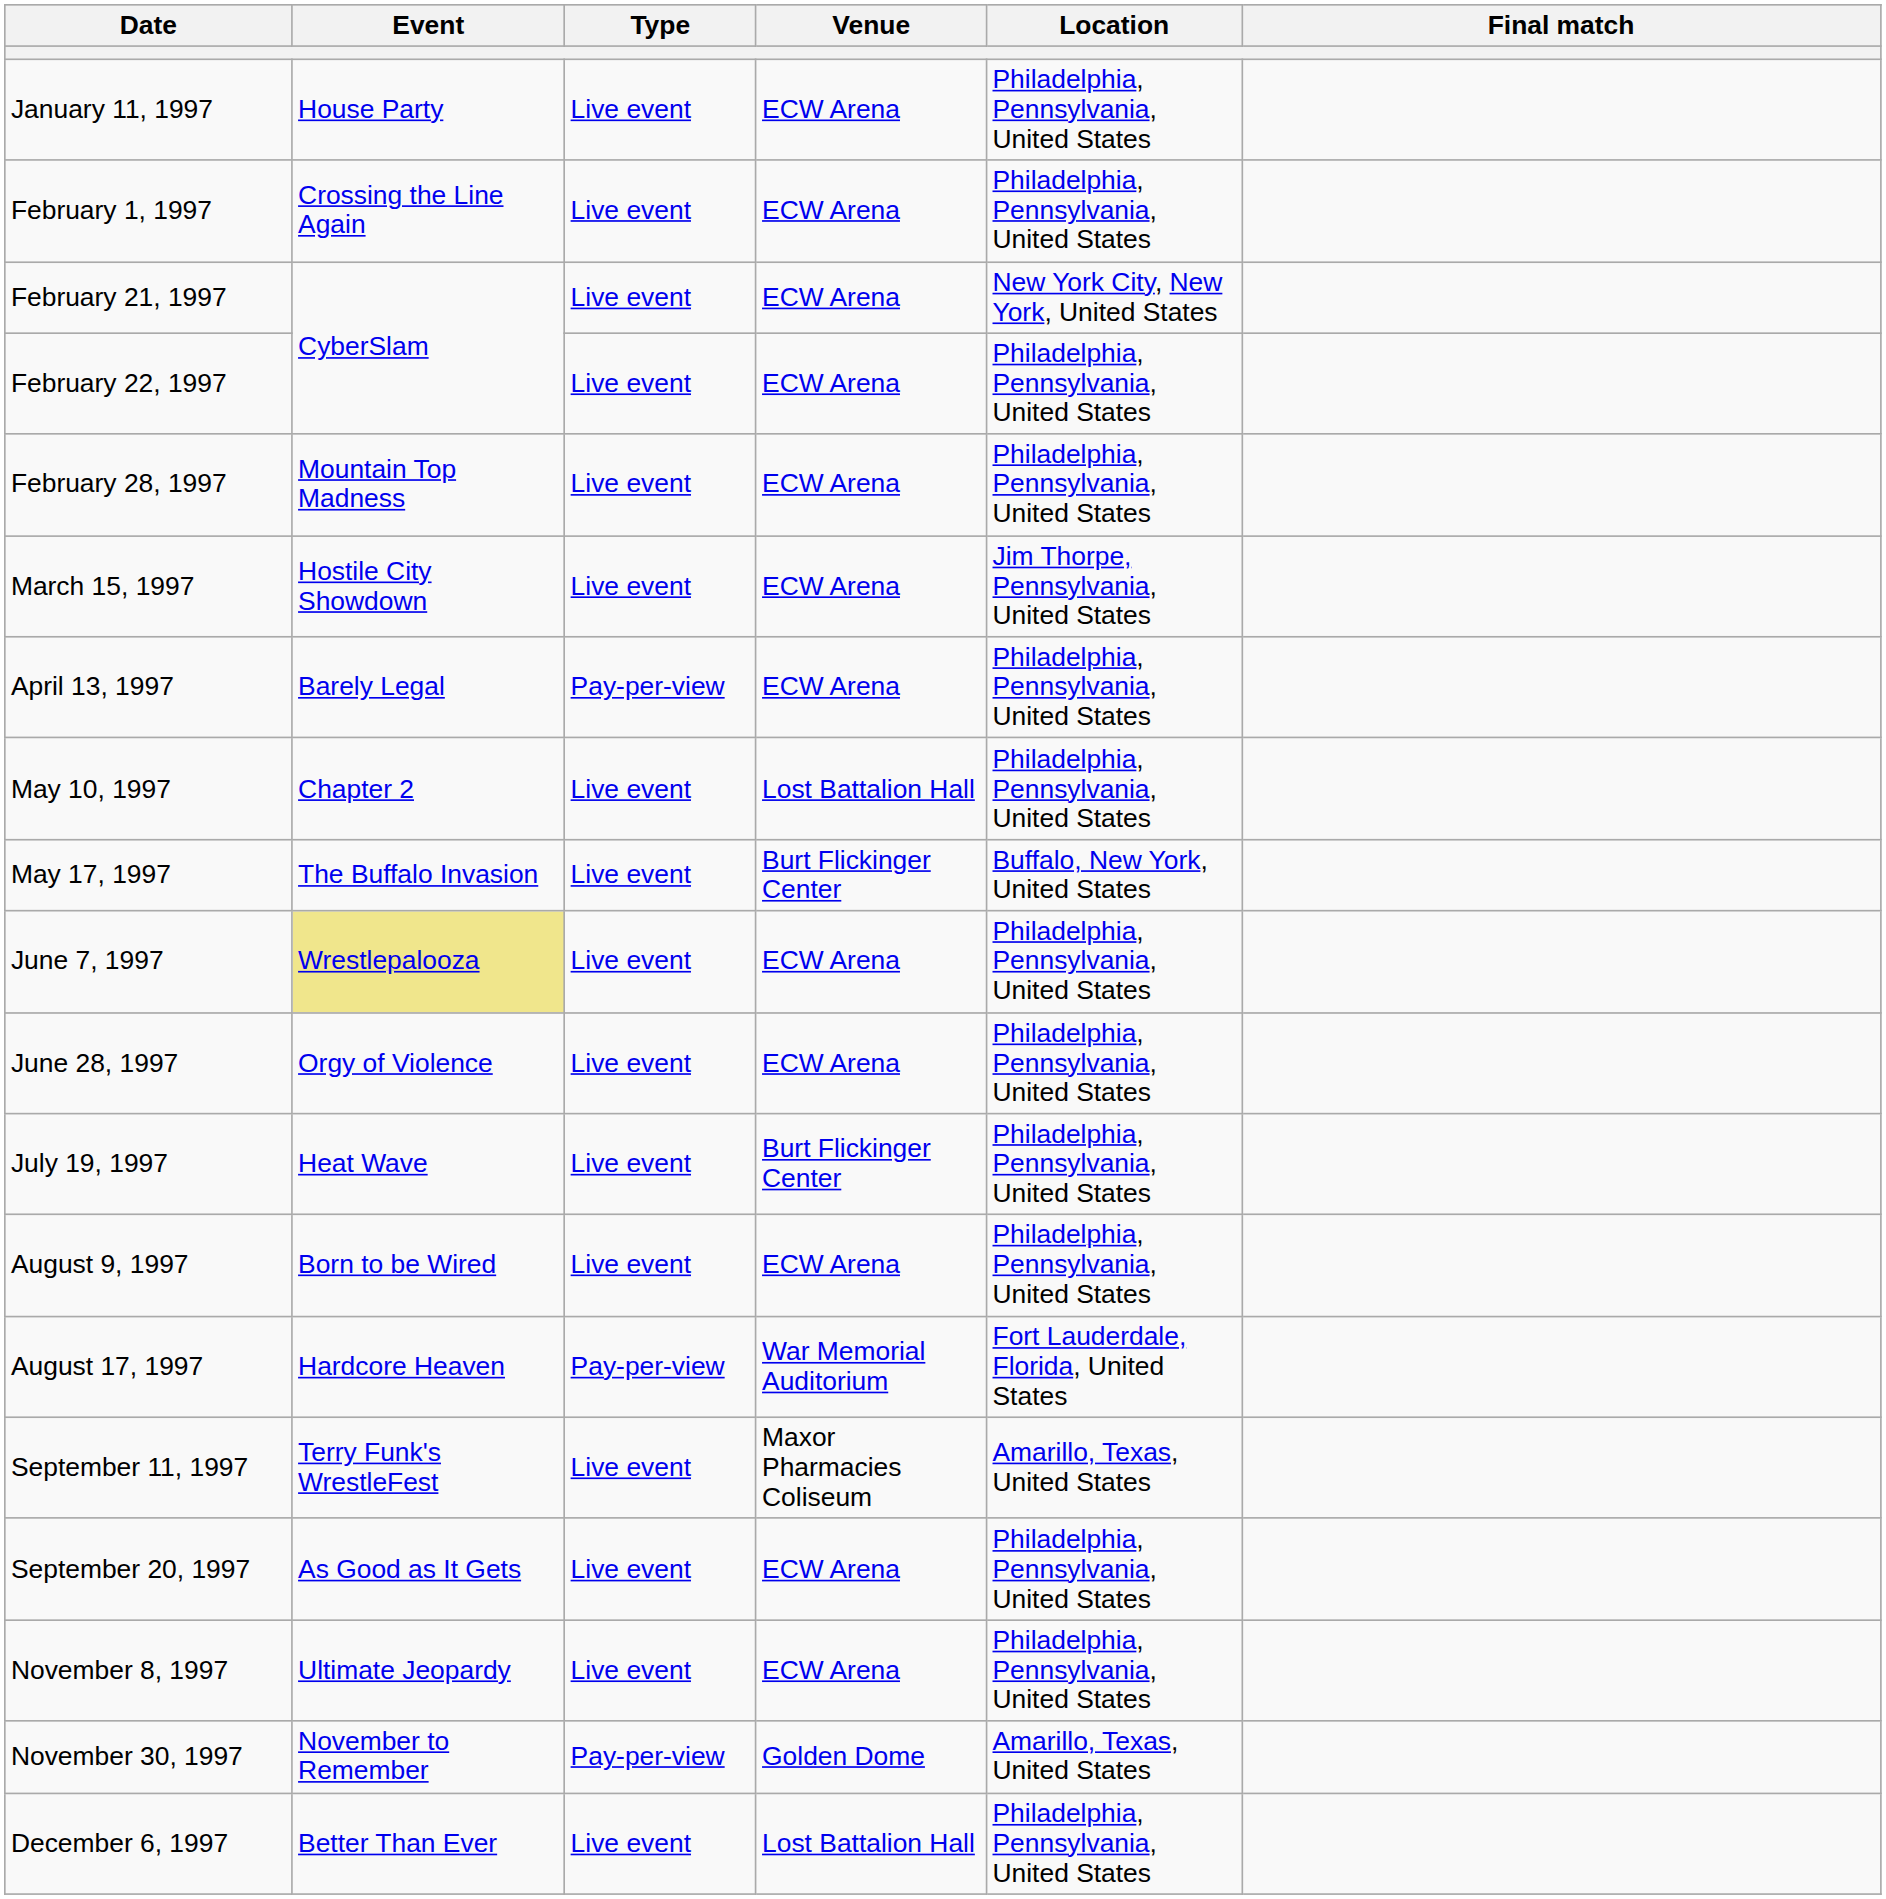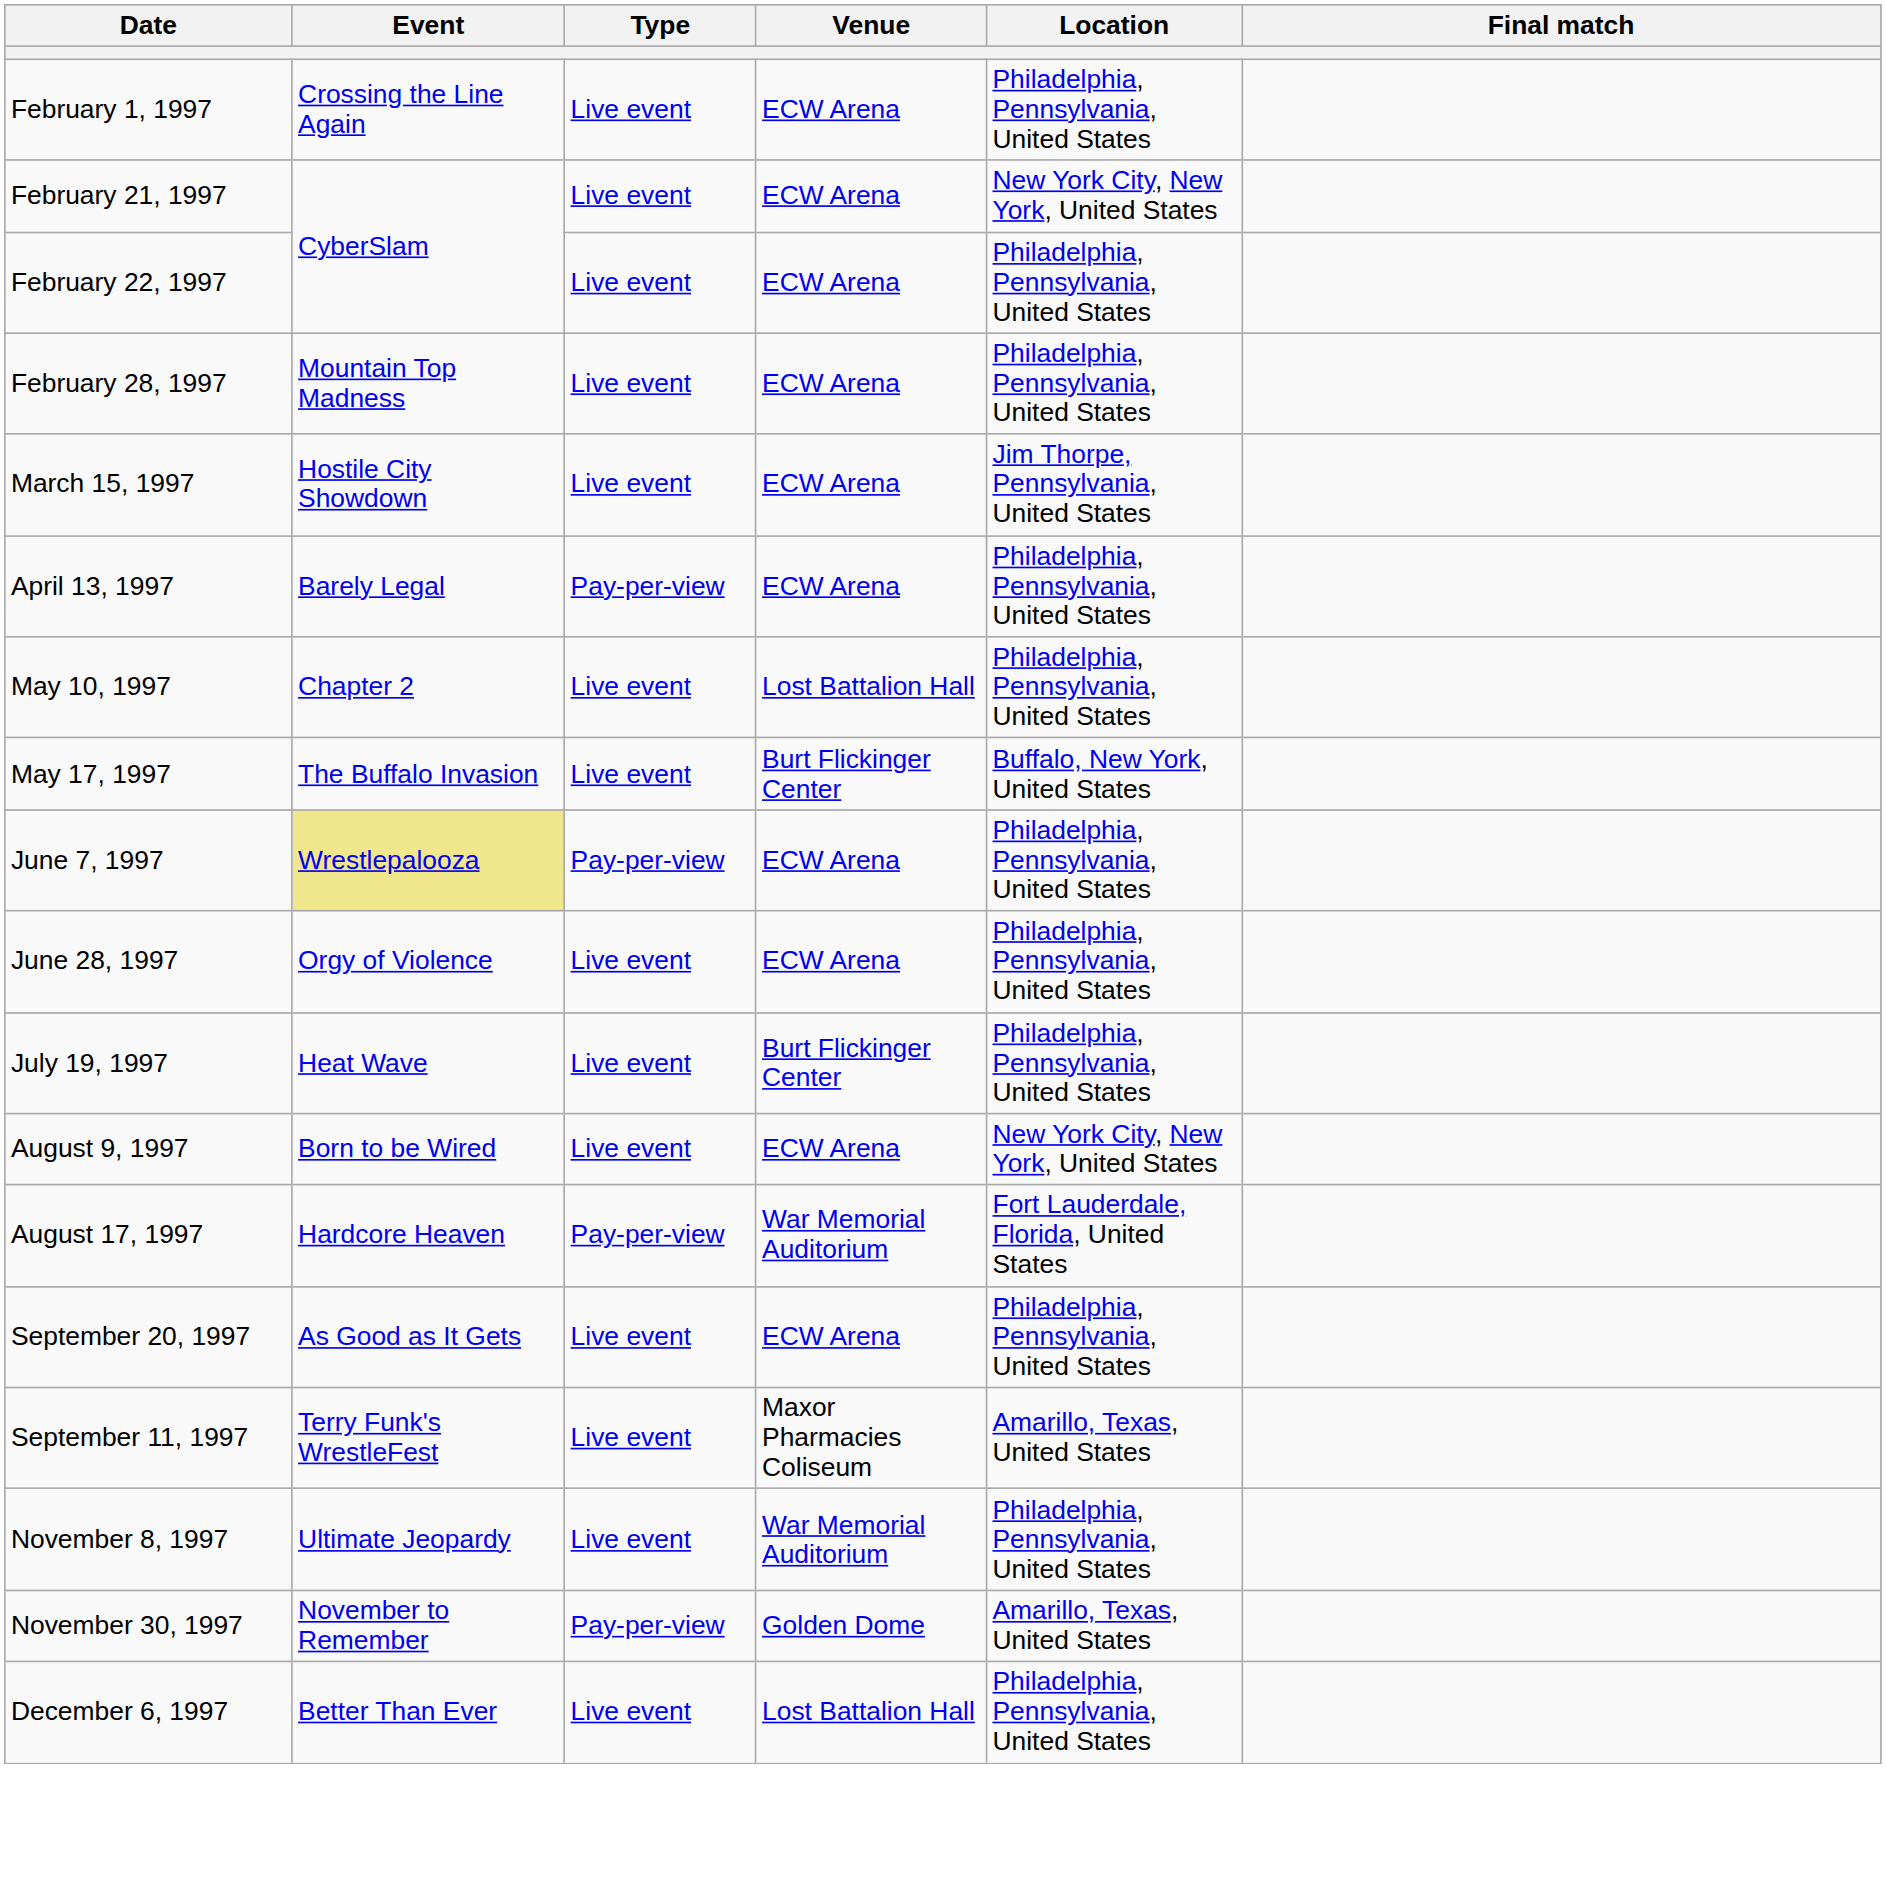- row: (112, 109)
(631, 961) Live event -> (648, 859) Pay-per-view
(1075, 1264) Philadelphia, Pennsylvania, United States -> (1107, 1148) New York City, New York, United States
rows swapped: (130, 1467) <-> (131, 1568)
(831, 1670) ECW Arena -> (844, 1539) War Memorial Auditorium
